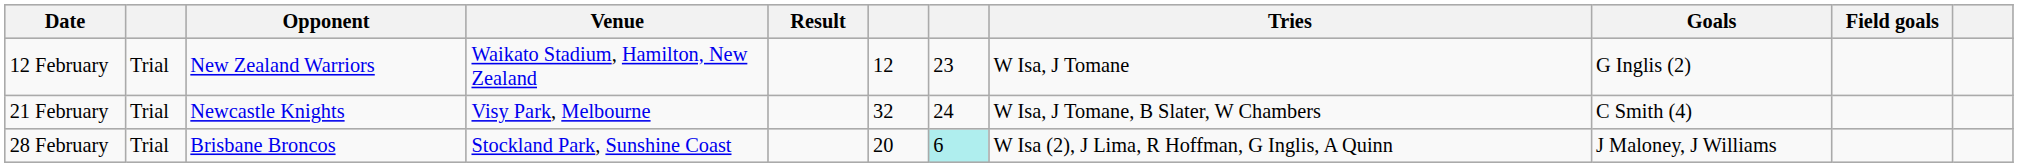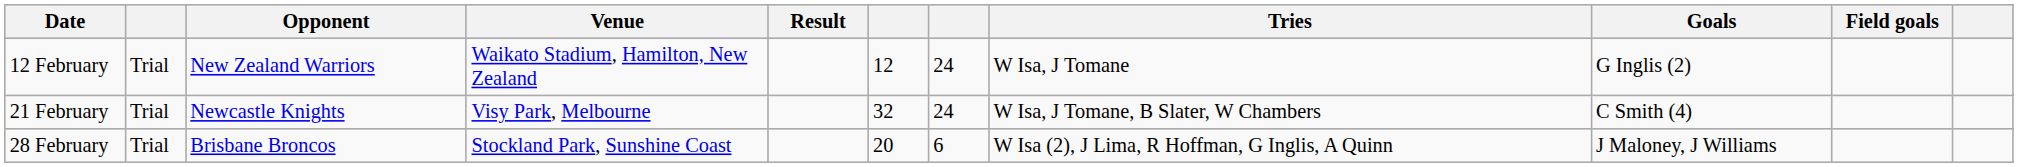(944, 66) 23 -> (944, 66) 24
(938, 145) paleturquoise background -> (938, 145) no background
